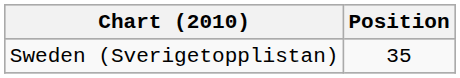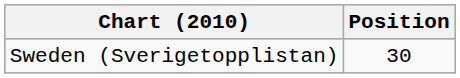(399, 56) 35 -> (399, 56) 30
